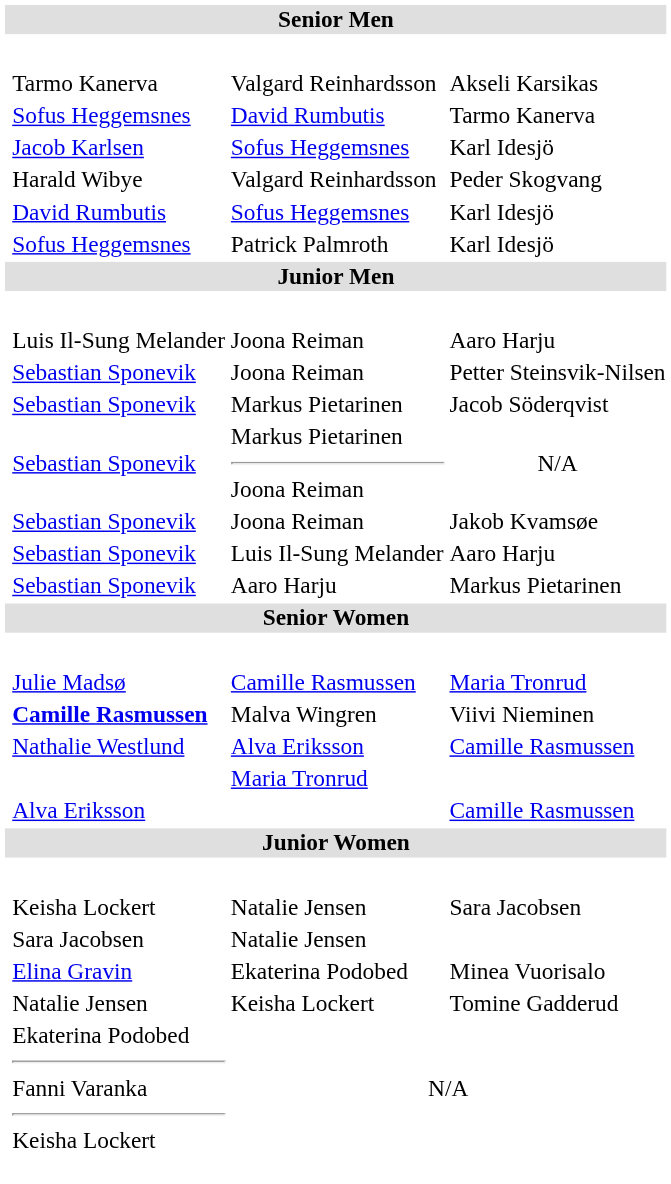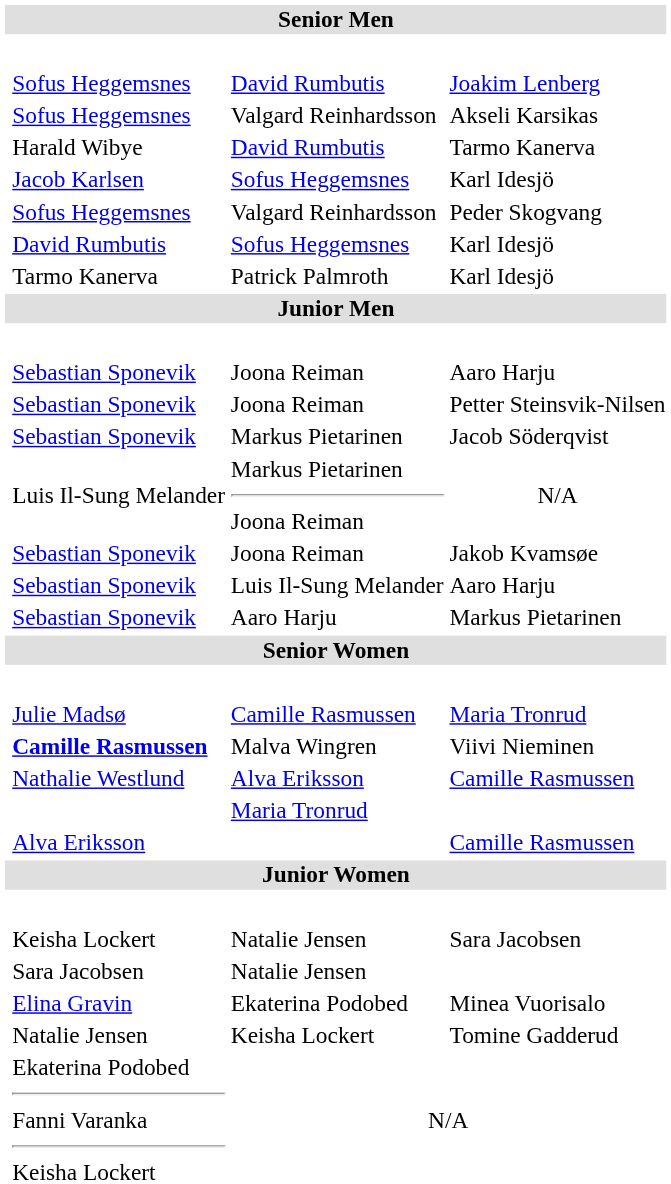+ row: (308, 83)
(85, 83) Tarmo Kanerva -> (101, 115) Sofus Heggemsnes
(101, 115) Sofus Heggemsnes -> (77, 147) Harald Wibye
(77, 179) Harald Wibye -> (101, 212) Sofus Heggemsnes
(101, 244) Sofus Heggemsnes -> (85, 276) Tarmo Kanerva
(119, 340) Luis Il-Sung Melander -> (104, 372) Sebastian Sponevik
(104, 463) Sebastian Sponevik -> (119, 495) Luis Il-Sung Melander
